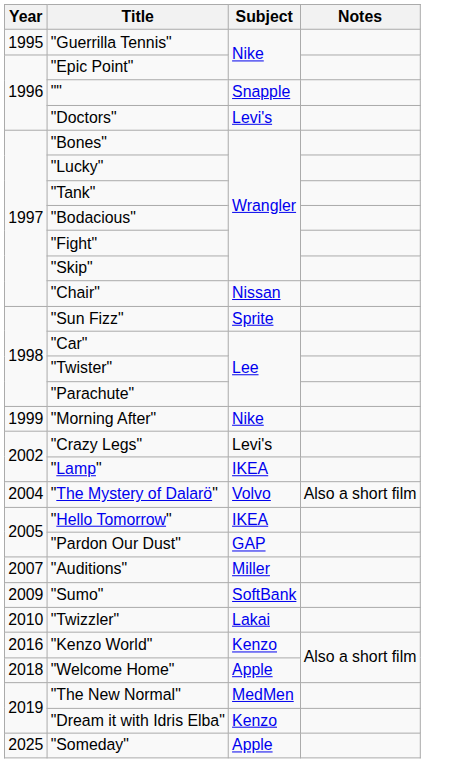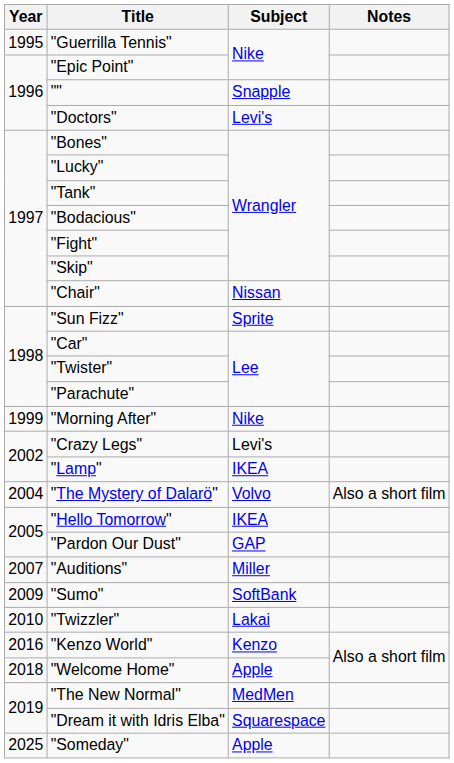(255, 720) Kenzo -> (279, 720) Squarespace
